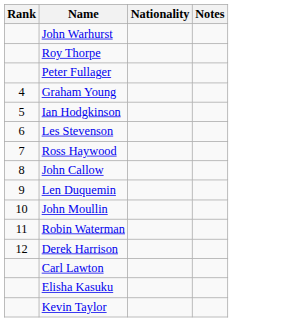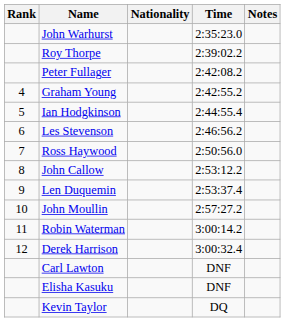+ column: (219, 14)
